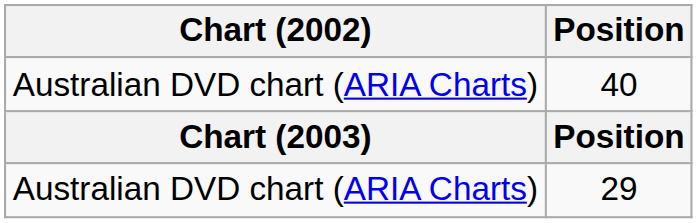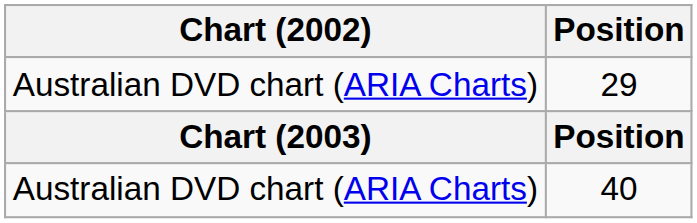rows swapped: (619, 83) <-> (619, 189)
